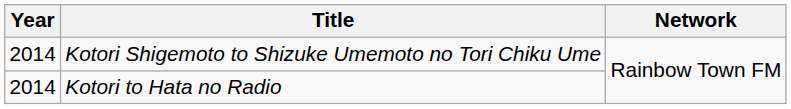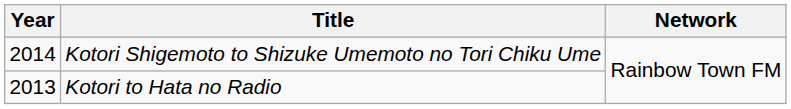(33, 86) 2014 -> (33, 86) 2013
